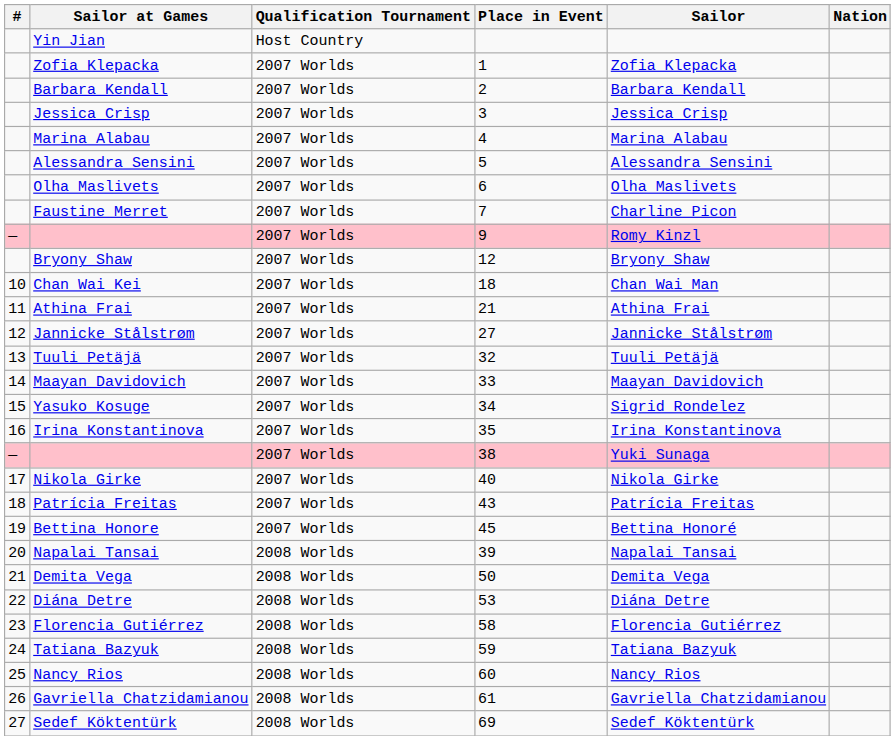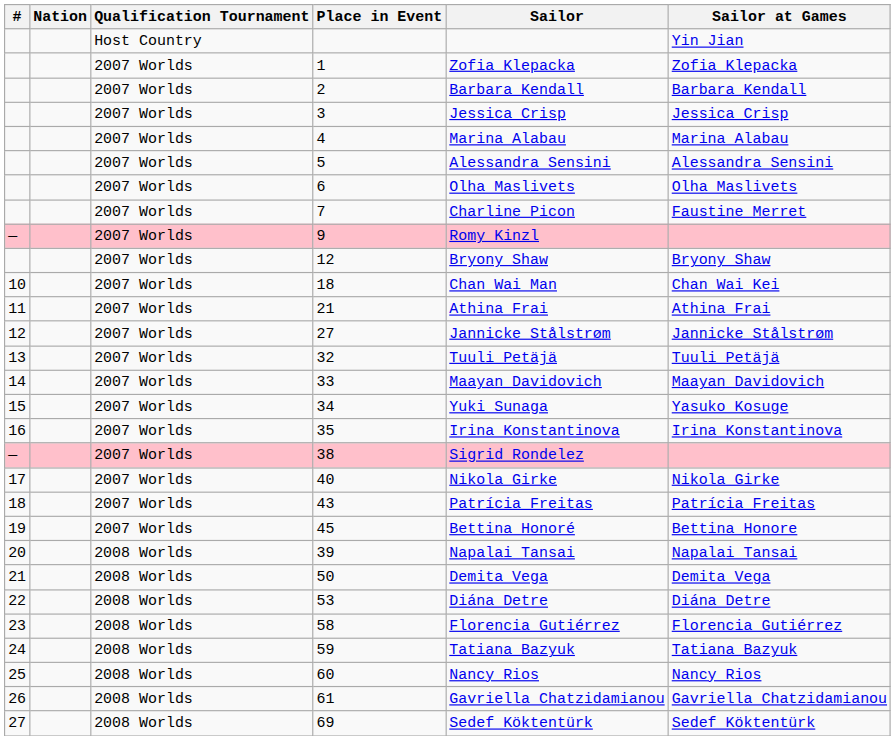columns swapped: (860, 17) <-> (141, 17)
(678, 407) Sigrid Rondelez -> (499, 407) Yuki Sunaga
(660, 455) Yuki Sunaga -> (517, 455) Sigrid Rondelez
